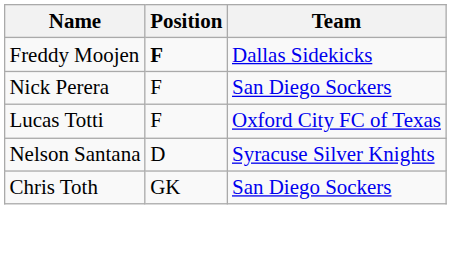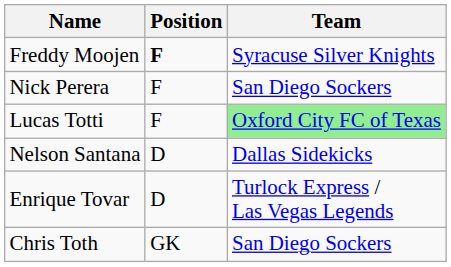(302, 54) Dallas Sidekicks -> (333, 54) Syracuse Silver Knights
(336, 120) no background -> (336, 120) lightgreen background
(333, 154) Syracuse Silver Knights -> (302, 154) Dallas Sidekicks
+ row: (69, 199)
